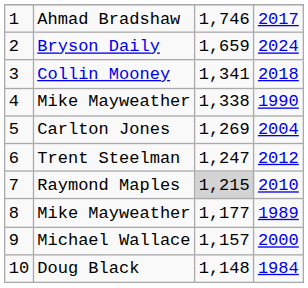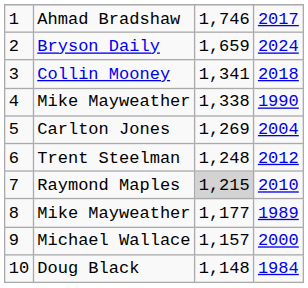(224, 157) 1,247 -> (224, 157) 1,248
